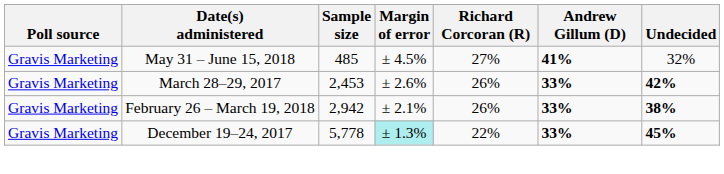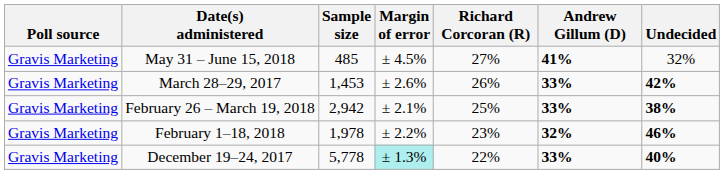(347, 83) 2,453 -> (347, 83) 1,453
(486, 108) 26% -> (486, 108) 25%
+ row: (220, 132)
(661, 132) 45% -> (661, 157) 40%
